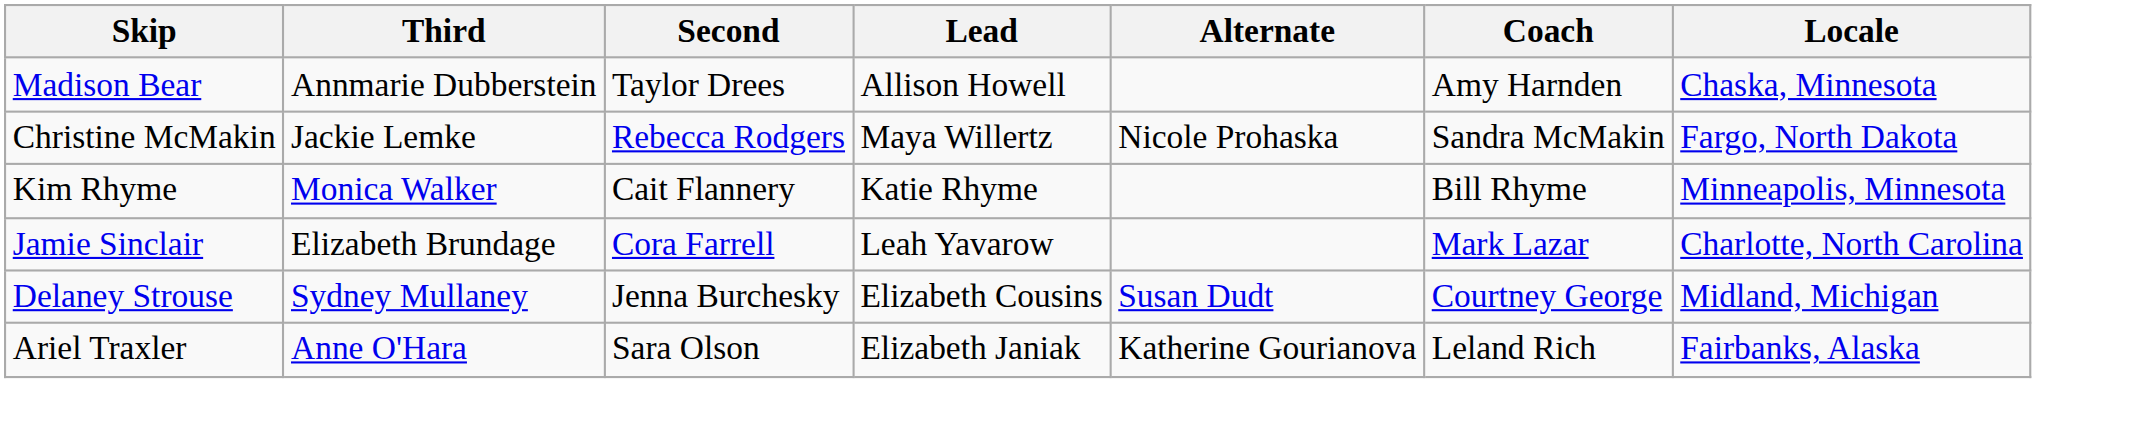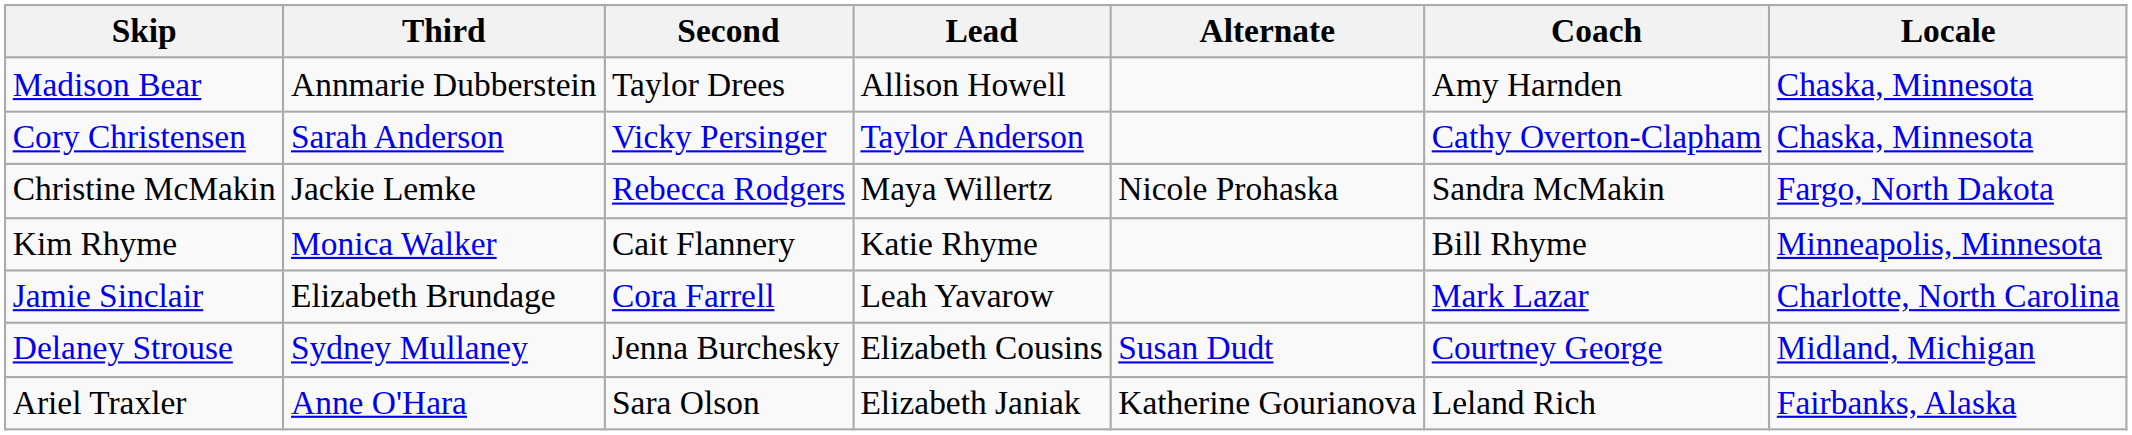+ row: (129, 137)
